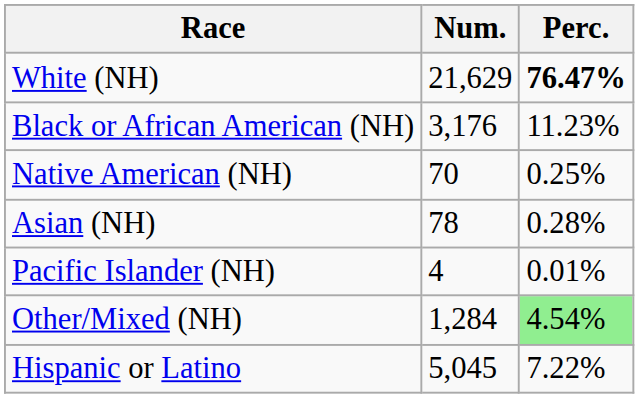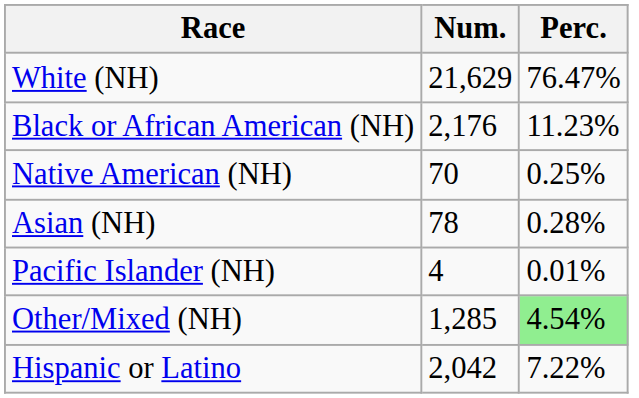(576, 77) bold -> (574, 77) normal
(463, 125) 3,176 -> (463, 125) 2,176
(463, 319) 1,284 -> (463, 319) 1,285
(463, 367) 5,045 -> (463, 367) 2,042
